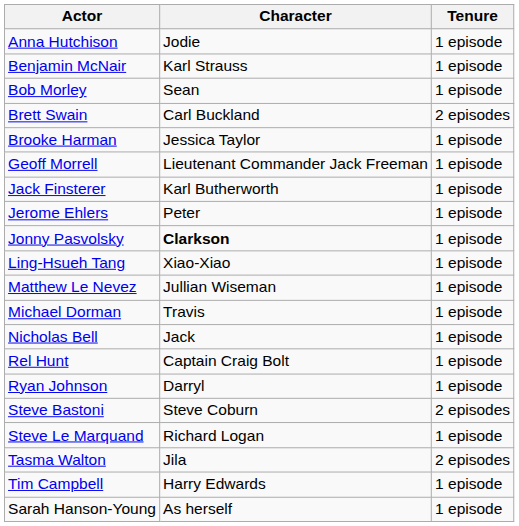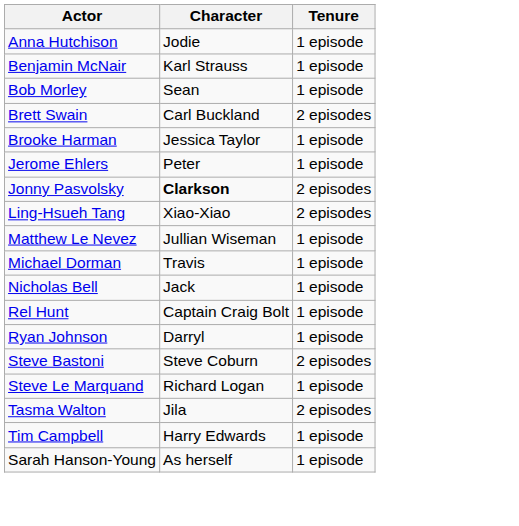- row: (53, 164)
- row: (57, 189)
(469, 238) 1 episode -> (334, 189) 2 episodes
(469, 262) 1 episode -> (334, 213) 2 episodes
